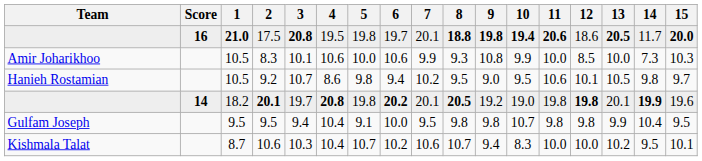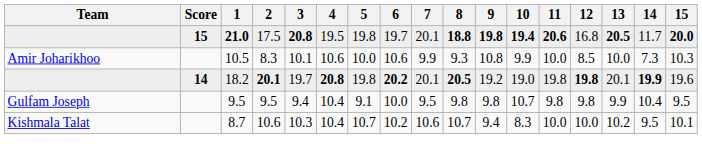(201, 36) 16 -> (201, 36) 15
(586, 36) 18.6 -> (586, 36) 16.8
- row: (269, 79)
